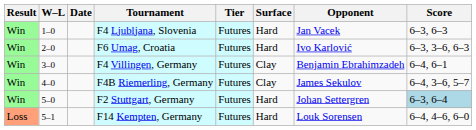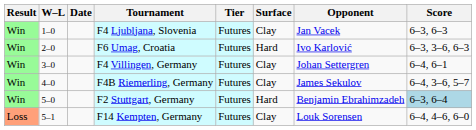(267, 30) Hard -> (266, 30) Clay
(350, 64) Benjamin Ebrahimzadeh -> (333, 64) Johan Settergren
(333, 99) Johan Settergren -> (350, 99) Benjamin Ebrahimzadeh
(267, 116) Hard -> (266, 116) Clay
